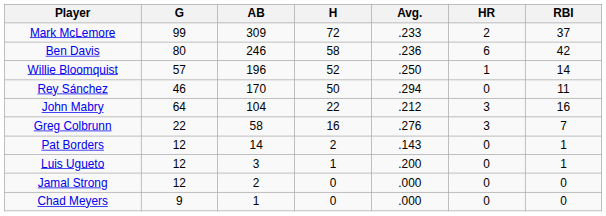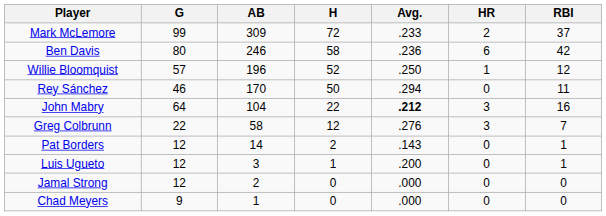(563, 70) 14 -> (563, 70) 12
(410, 107) normal -> (410, 107) bold
(333, 126) 16 -> (333, 126) 12
